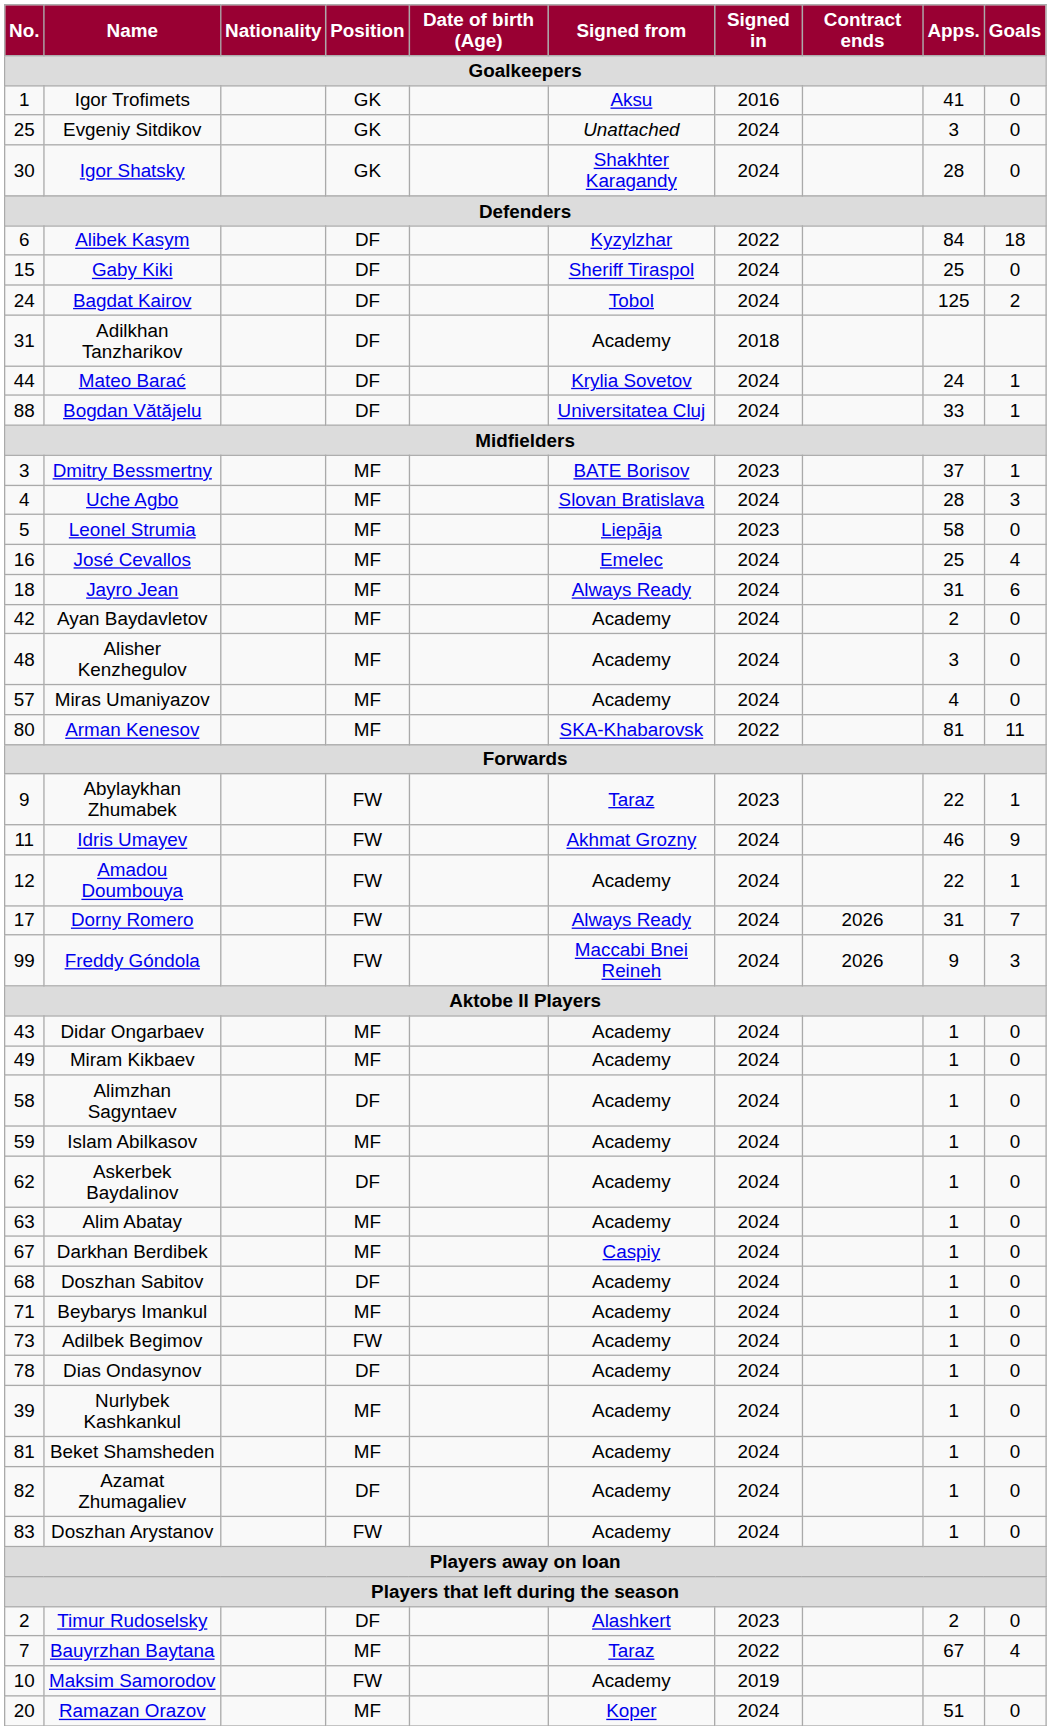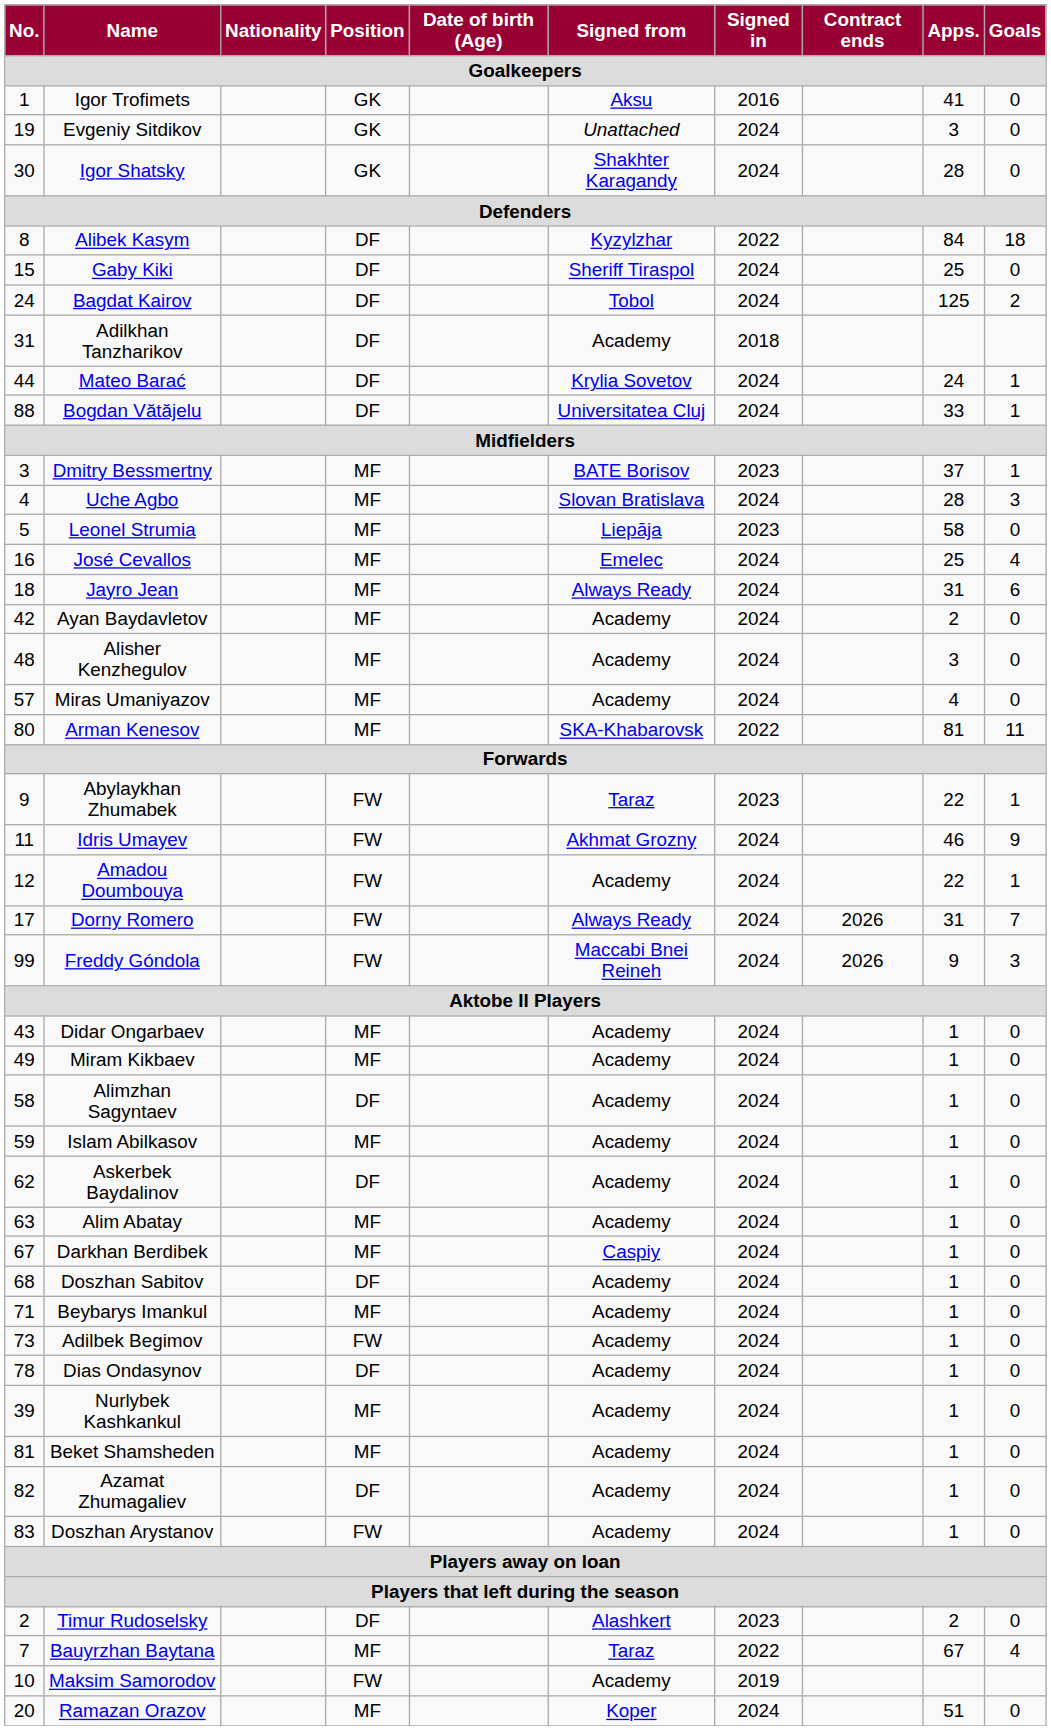(24, 130) 25 -> (24, 130) 19
(24, 241) 6 -> (24, 241) 8
